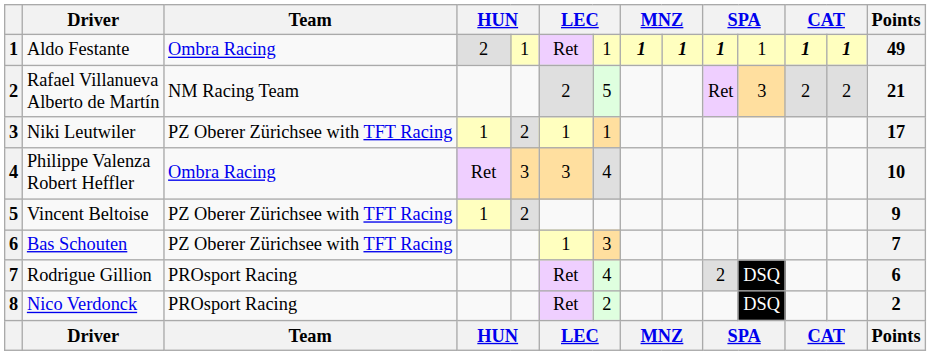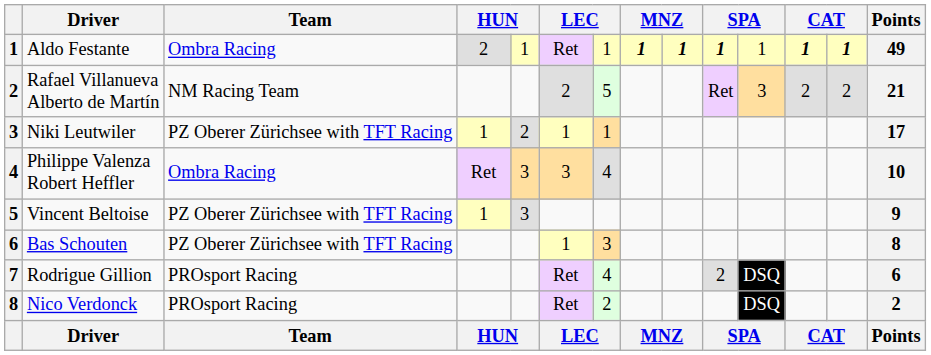(525, 213) 2 -> (525, 213) 3
(896, 244) 7 -> (896, 244) 8
